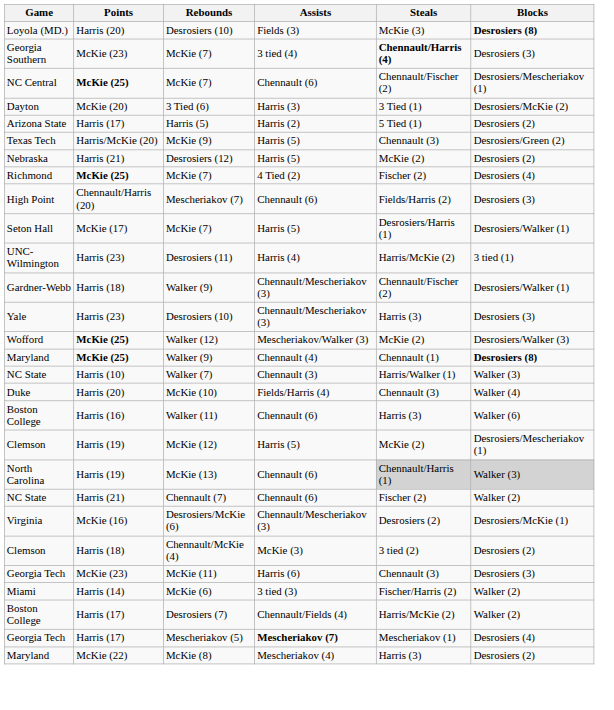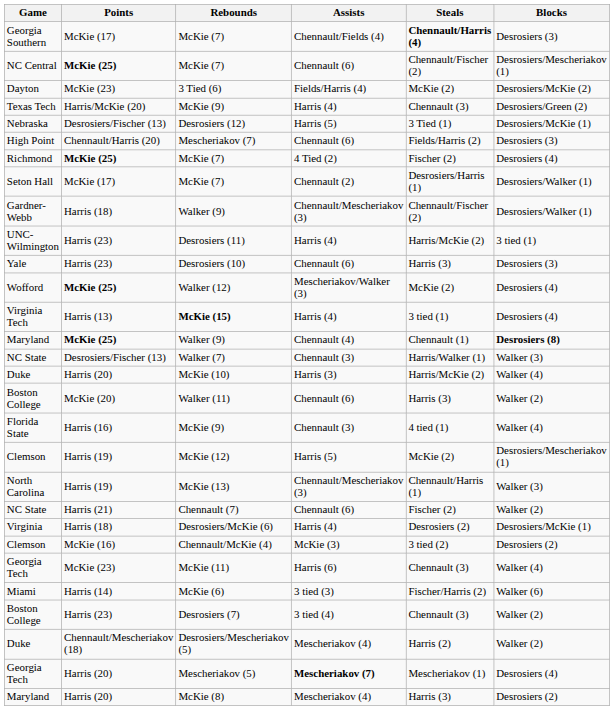- row: (37, 30)
(102, 53) McKie (23) -> (90, 36) McKie (17)
(277, 53) 3 tied (4) -> (339, 36) Chennault/Fields (4)
(102, 106) McKie (20) -> (90, 89) McKie (23)
(278, 106) Harris (3) -> (330, 89) Fields/Harris (4)
(400, 106) 3 Tied (1) -> (431, 89) McKie (2)
- row: (37, 123)
(278, 141) Harris (5) -> (315, 106) Harris (4)
(100, 158) Harris (21) -> (115, 123) Desrosiers/Fischer (13)
(402, 158) McKie (2) -> (430, 123) 3 Tied (1)
(504, 158) Desrosiers (2) -> (544, 123) Desrosiers/McKie (1)
rows swapped: (30, 175) <-> (31, 199)
(278, 228) Harris (5) -> (324, 181) Chennault (2)
rows swapped: (39, 287) <-> (33, 258)
(312, 317) Chennault/Mescheriakov (3) -> (324, 264) Chennault (6)
(521, 340) Desrosiers/Walker (3) -> (527, 287) Desrosiers (4)
+ row: (25, 317)
(100, 374) Harris (10) -> (115, 357) Desrosiers/Fischer (13)
(293, 392) Fields/Harris (4) -> (315, 374) Harris (3)
(409, 392) Chennault (3) -> (446, 374) Harris/McKie (2)
(100, 415) Harris (16) -> (90, 398) McKie (20)
(497, 415) Walker (6) -> (519, 398) Walker (2)
+ row: (23, 427)
(287, 474) Chennault (6) -> (349, 486) Chennault/Mescheriakov (3)
(416, 474) lightgrey background -> (446, 486) no background
(497, 474) lightgrey background -> (519, 486) no background
(102, 521) McKie (16) -> (88, 527) Harris (18)
(312, 521) Chennault/Mescheriakov (3) -> (315, 527) Harris (4)
(100, 550) Harris (18) -> (90, 544) McKie (16)
(504, 574) Desrosiers (3) -> (519, 568) Walker (4)
(497, 591) Walker (2) -> (519, 591) Walker (6)
(100, 614) Harris (17) -> (88, 614) Harris (23)
(302, 614) Chennault/Fields (4) -> (314, 614) 3 tied (4)
(417, 614) Harris/McKie (2) -> (438, 614) Chennault (3)
+ row: (19, 644)
(100, 638) Harris (17) -> (88, 673) Harris (20)
(102, 655) McKie (22) -> (88, 697) Harris (20)
